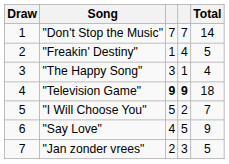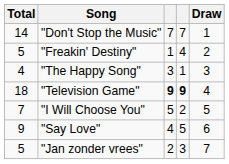columns swapped: (22, 14) <-> (207, 14)
